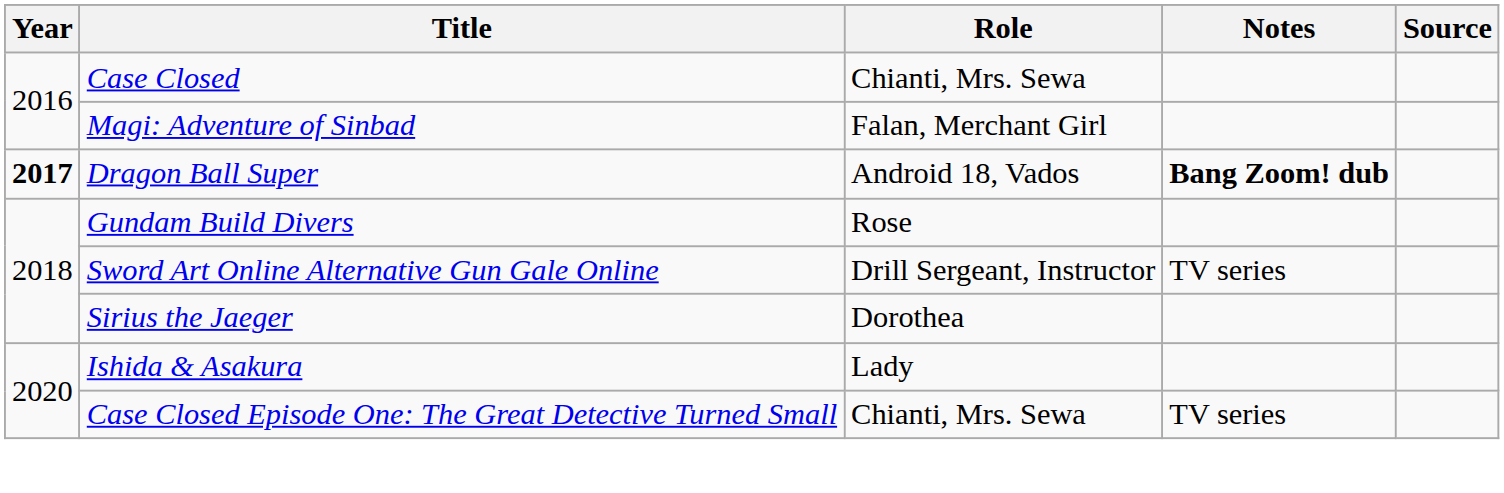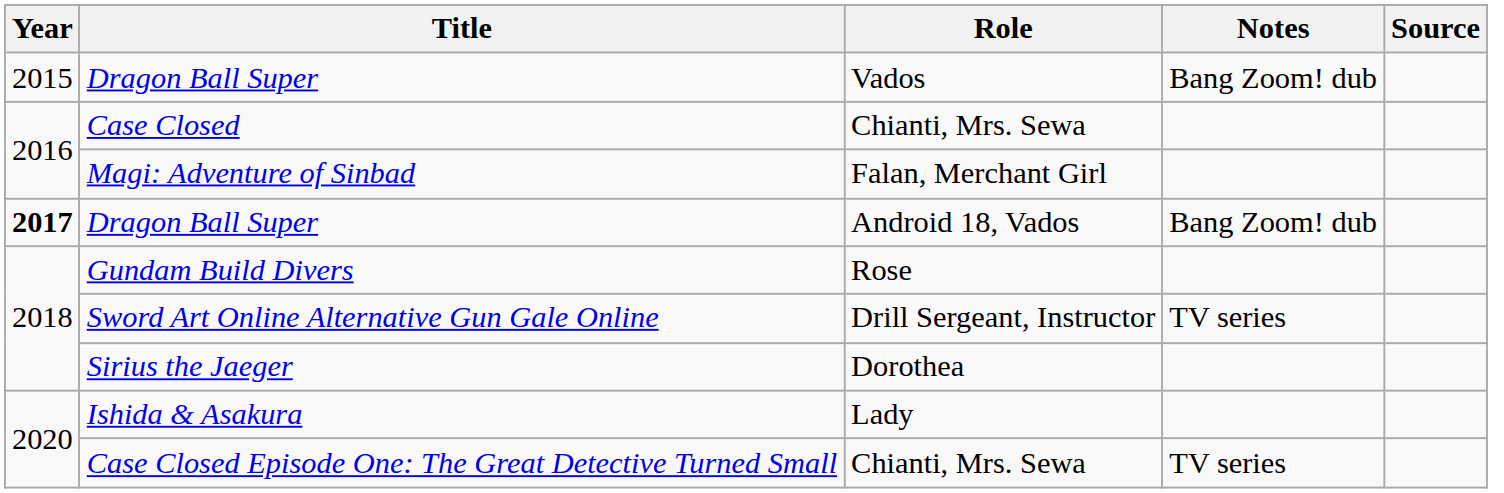+ row: (202, 76)
(1279, 173) bold -> (1273, 221) normal
